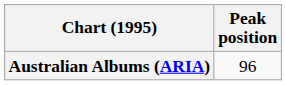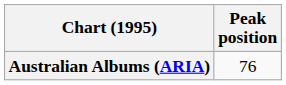(248, 65) 96 -> (248, 65) 76
